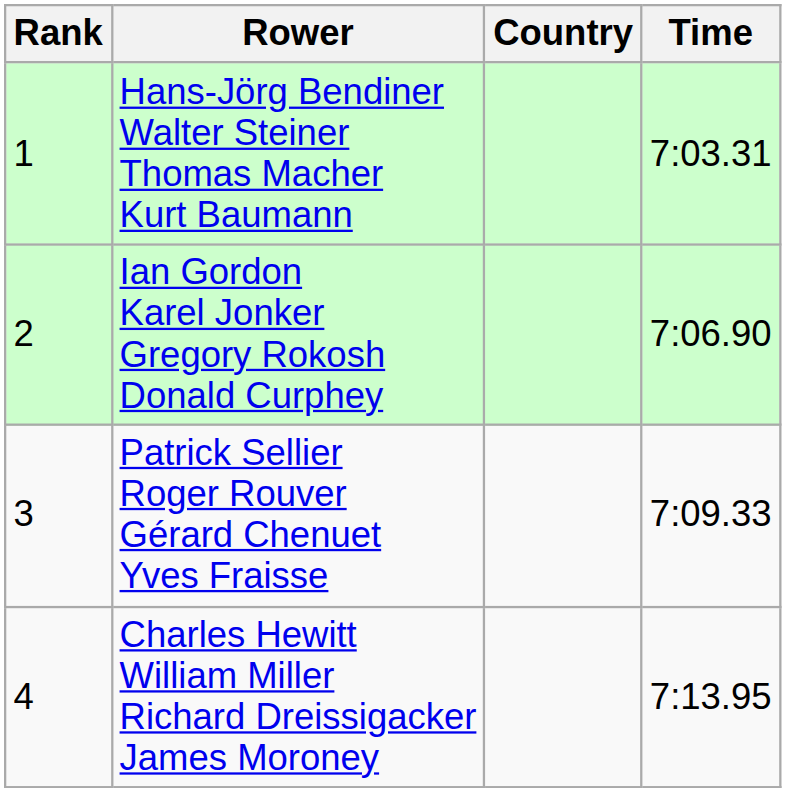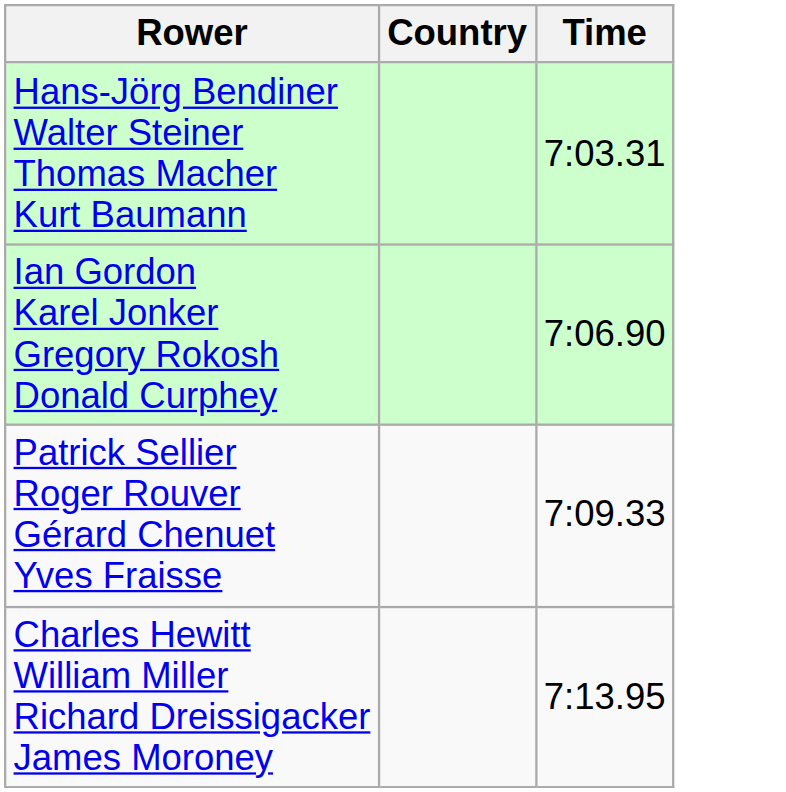- column: (58, 33)
